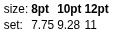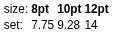(91, 25) 11 -> (91, 25) 14
